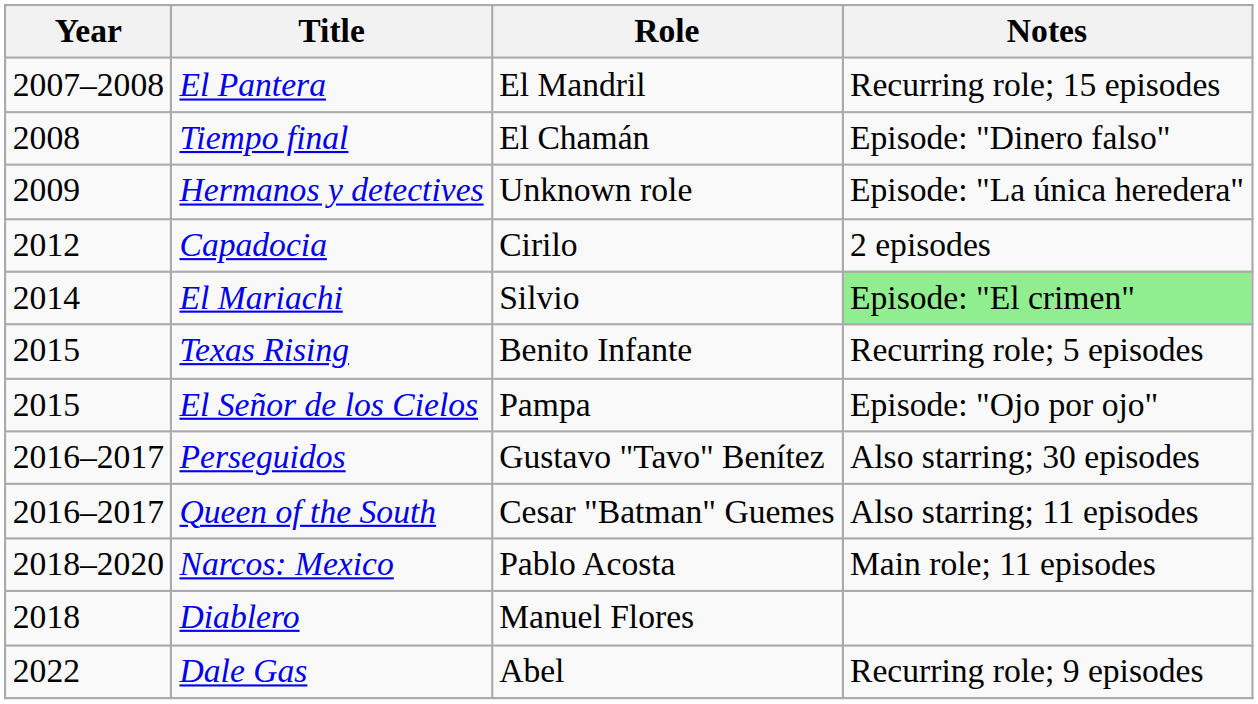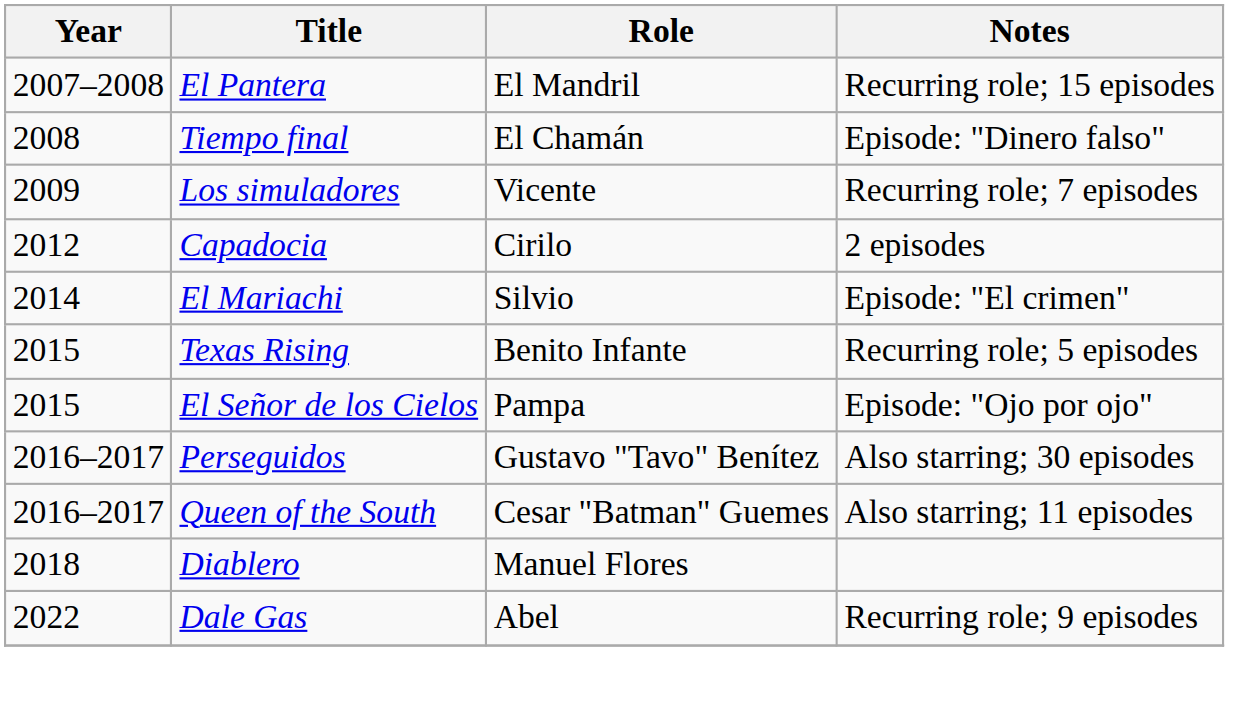- row: (332, 191)
+ row: (289, 191)
(992, 297) lightgreen background -> (987, 297) no background
- row: (287, 564)
